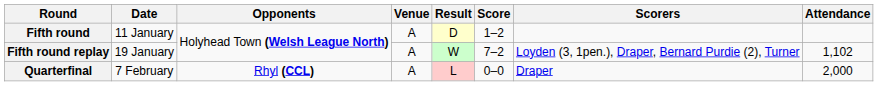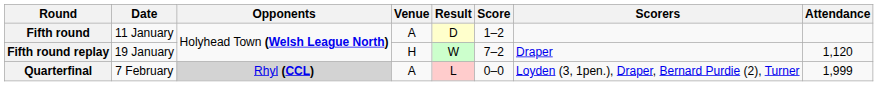(412, 52) A -> (412, 52) H
(658, 52) Loyden (3, 1pen.), Draper, Bernard Purdie (2), Turner -> (534, 52) Draper
(838, 52) 1,102 -> (838, 52) 1,120
(284, 71) no background -> (284, 71) lightgrey background
(534, 71) Draper -> (658, 71) Loyden (3, 1pen.), Draper, Bernard Purdie (2), Turner
(838, 71) 2,000 -> (838, 71) 1,999
